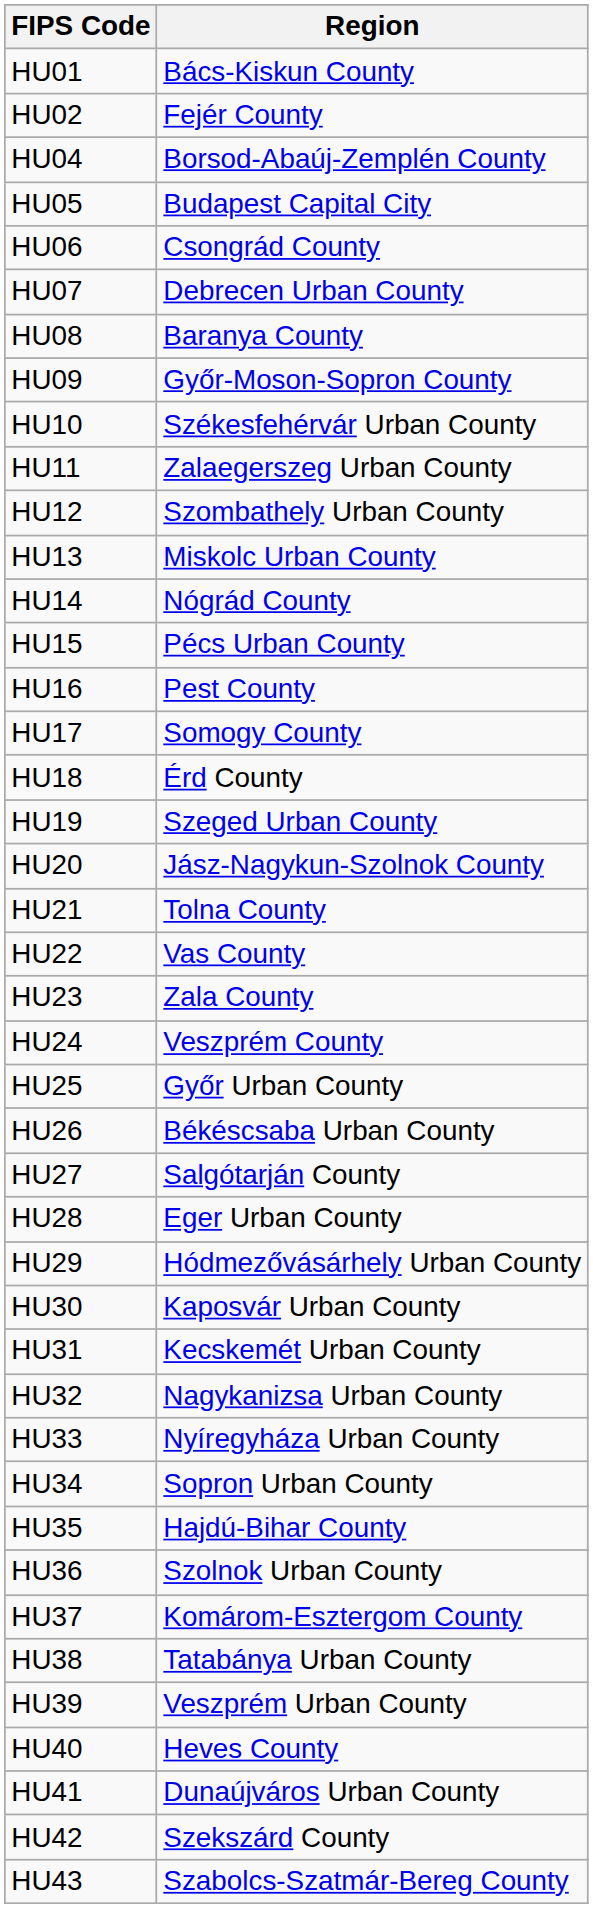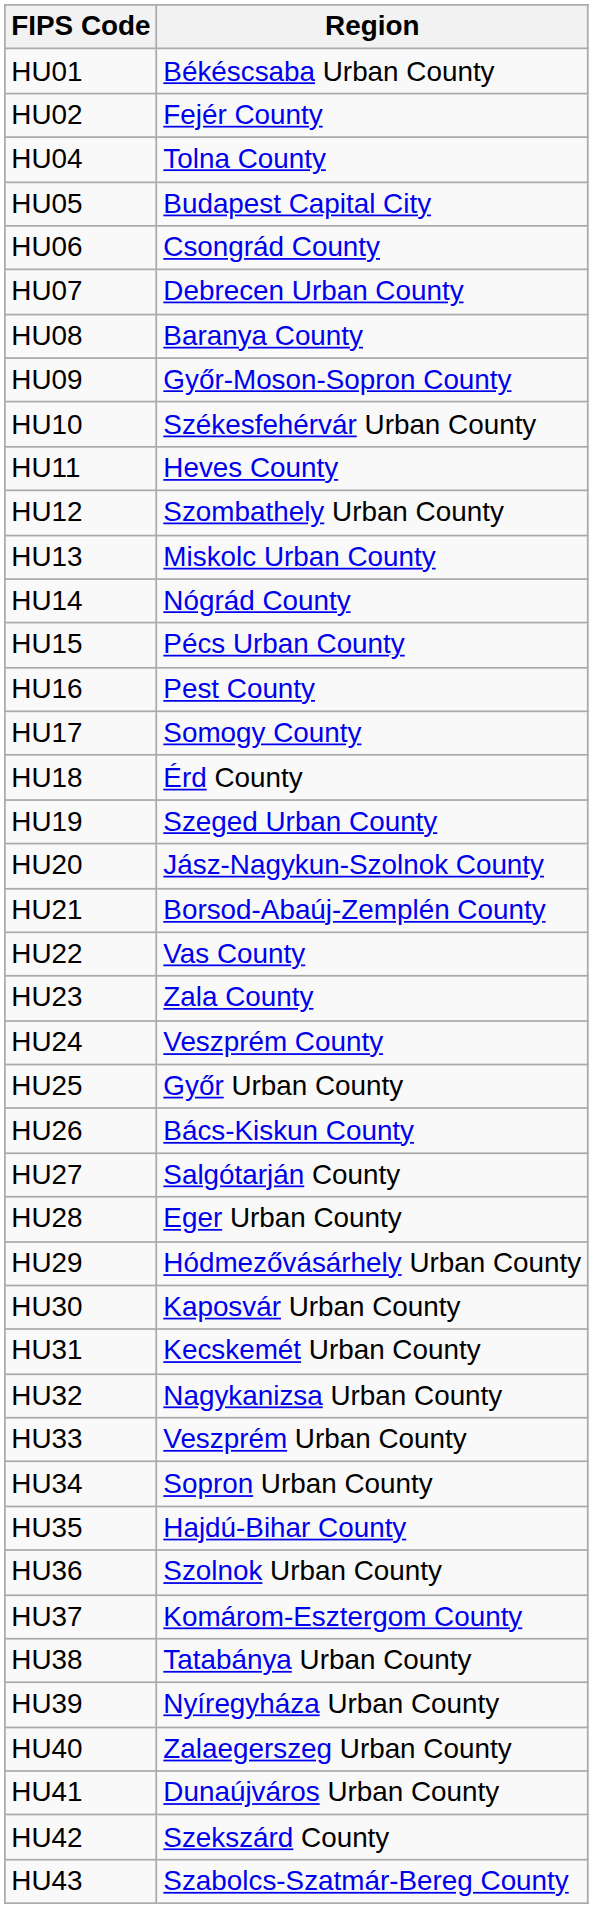(289, 70) Bács-Kiskun County -> (329, 70) Békéscsaba Urban County
(354, 159) Borsod-Abaúj-Zemplén County -> (245, 159) Tolna County
(337, 468) Zalaegerszeg Urban County -> (251, 468) Heves County
(245, 909) Tolna County -> (354, 909) Borsod-Abaúj-Zemplén County
(329, 1130) Békéscsaba Urban County -> (289, 1130) Bács-Kiskun County
(331, 1439) Nyíregyháza Urban County -> (315, 1439) Veszprém Urban County
(315, 1704) Veszprém Urban County -> (331, 1704) Nyíregyháza Urban County
(251, 1748) Heves County -> (337, 1748) Zalaegerszeg Urban County
